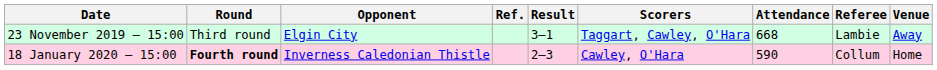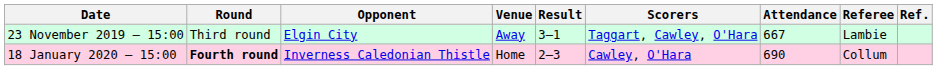columns swapped: (911, 14) <-> (510, 14)
(767, 34) 668 -> (774, 34) 667
(767, 54) 590 -> (774, 54) 690
